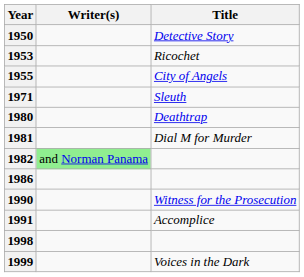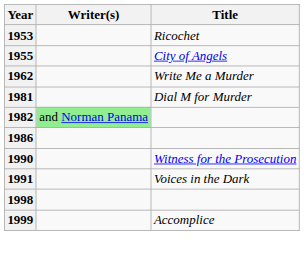- row: (20, 35)
+ row: (20, 76)
- row: (20, 96)
- row: (20, 117)
(184, 220) Accomplice -> (202, 179) Voices in the Dark
(202, 261) Voices in the Dark -> (184, 220) Accomplice
